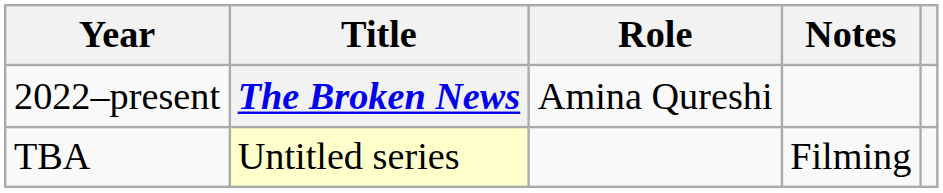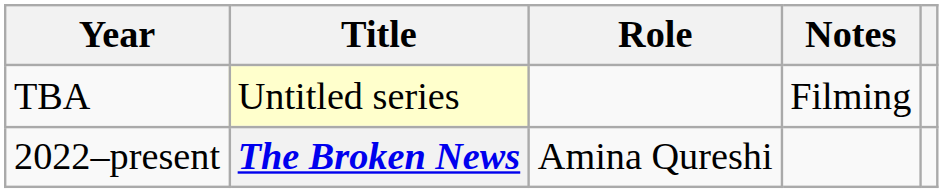rows swapped: (117, 95) <-> (52, 156)
